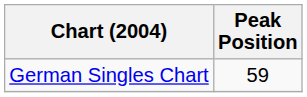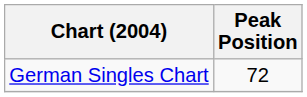(258, 75) 59 -> (258, 75) 72
